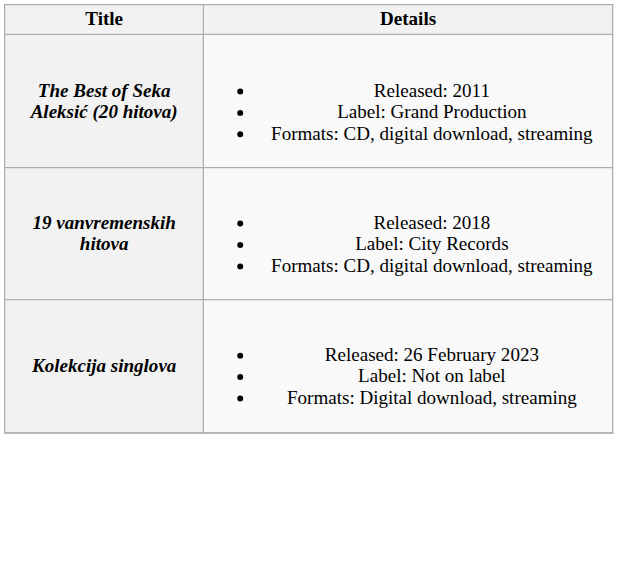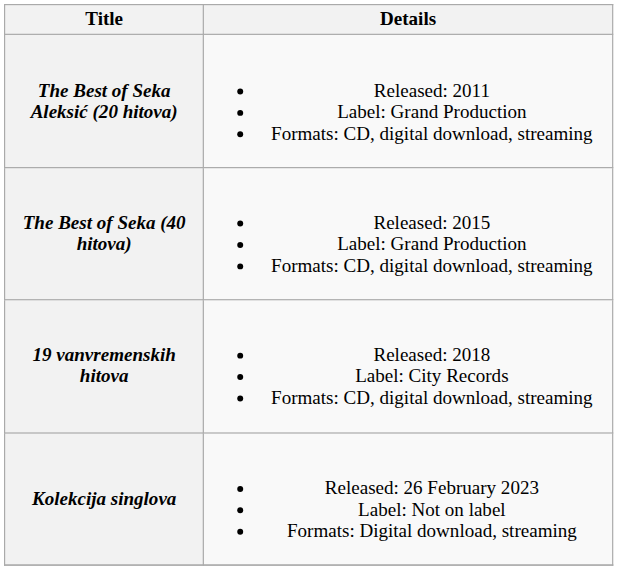+ row: (104, 233)
